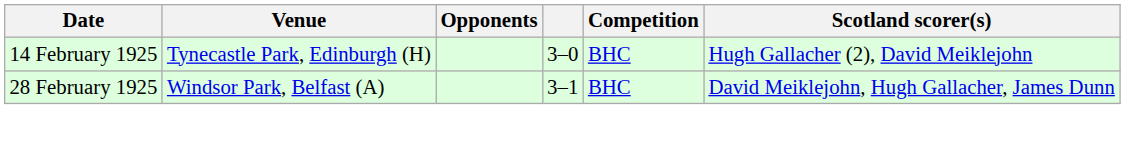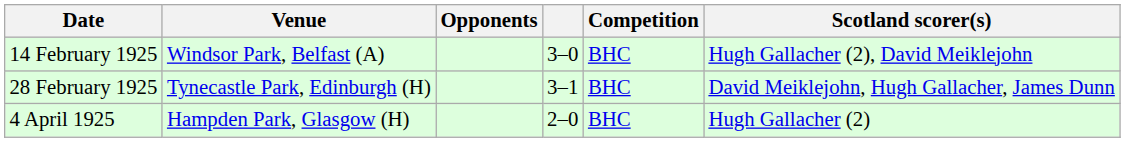(299, 53) Tynecastle Park, Edinburgh (H) -> (276, 53) Windsor Park, Belfast (A)
(276, 86) Windsor Park, Belfast (A) -> (299, 86) Tynecastle Park, Edinburgh (H)
+ row: (62, 119)
